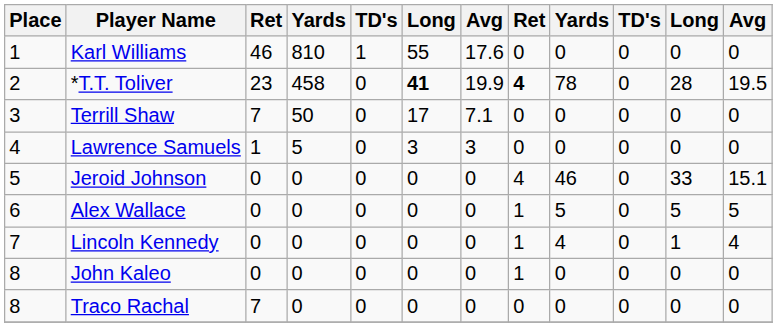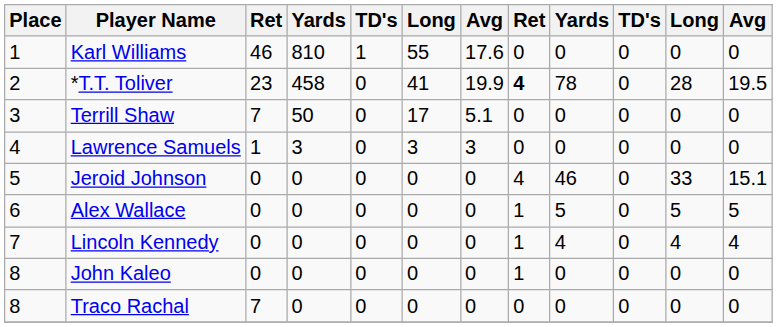(418, 83) bold -> (418, 83) normal
(479, 115) 7.1 -> (479, 115) 5.1
(297, 147) 5 -> (297, 147) 3
(676, 242) 1 -> (676, 242) 4
